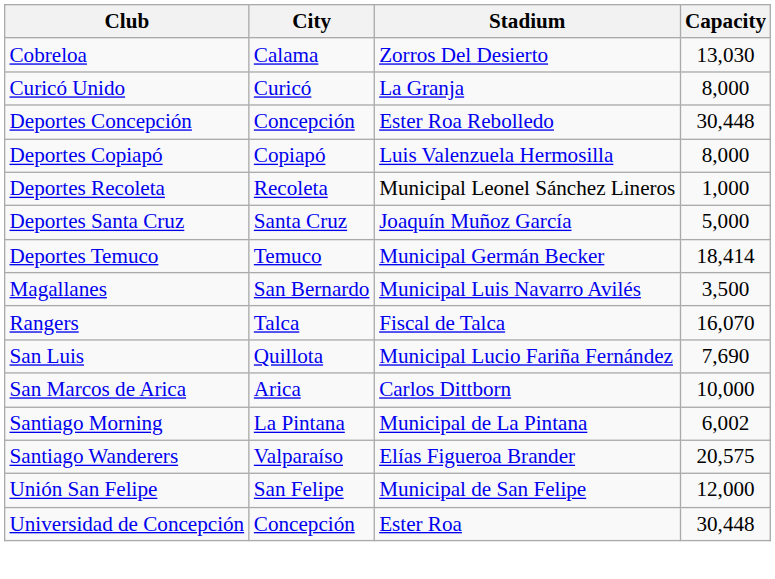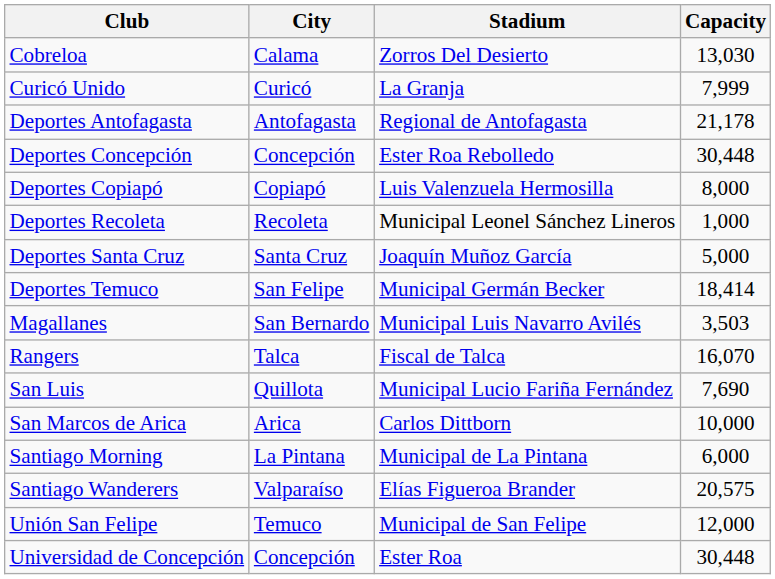(726, 88) 8,000 -> (726, 88) 7,999
+ row: (101, 121)
(288, 255) Temuco -> (299, 289) San Felipe
(726, 289) 3,500 -> (726, 322) 3,503
(726, 423) 6,002 -> (726, 456) 6,000
(299, 490) San Felipe -> (288, 523) Temuco
